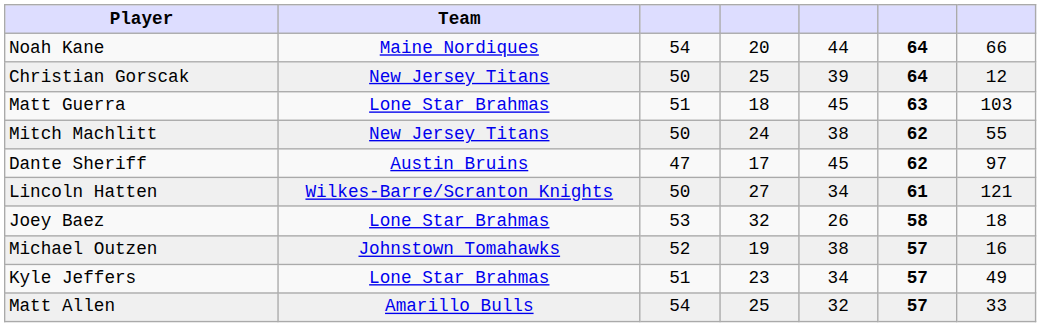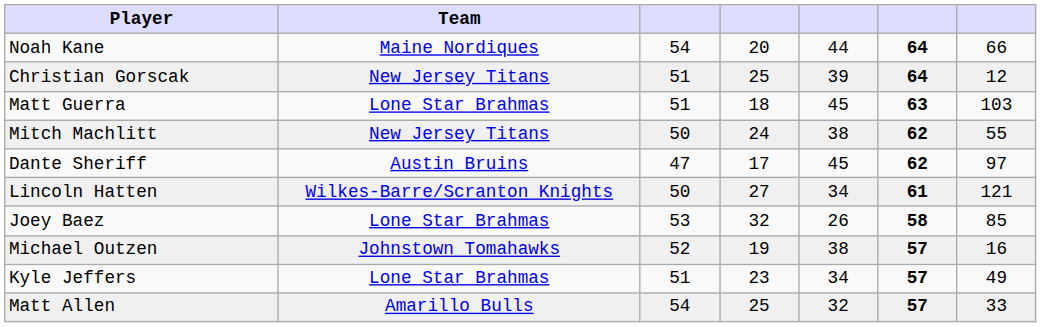(680, 77) 50 -> (680, 77) 51
(996, 221) 18 -> (996, 221) 85
